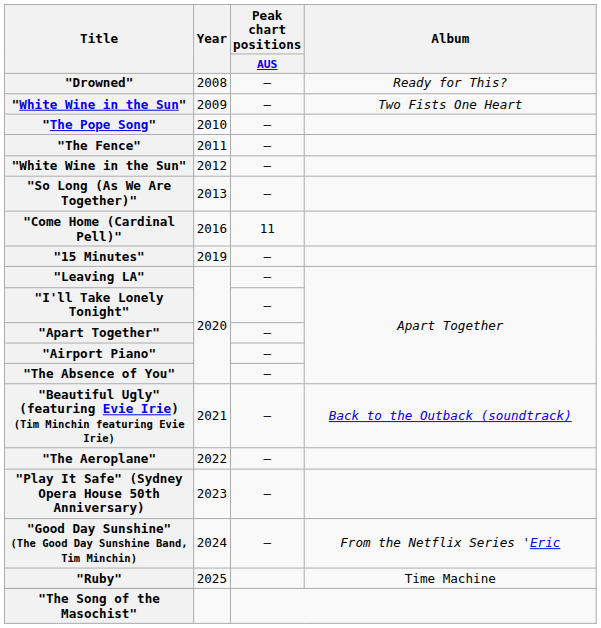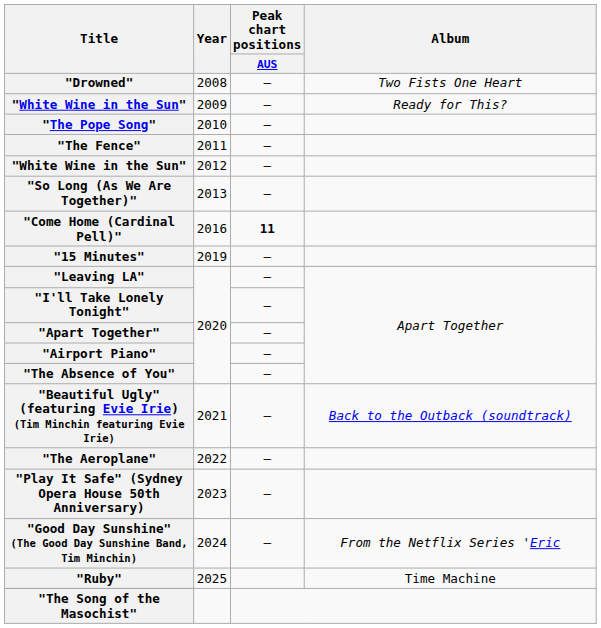(450, 83) Ready for This? -> (450, 83) Two Fists One Heart
(450, 104) Two Fists One Heart -> (450, 104) Ready for This?
(267, 229) normal -> (267, 229) bold
